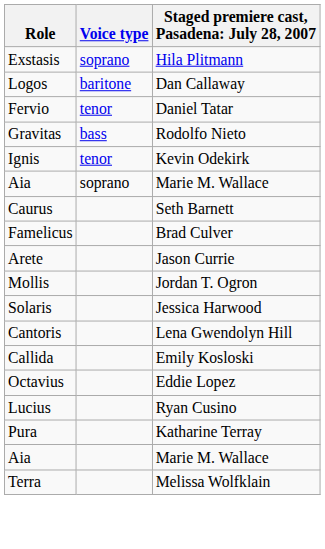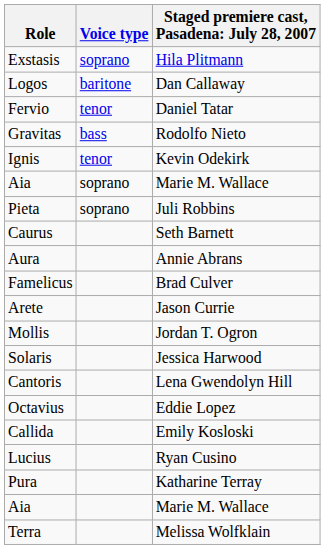+ row: (24, 208)
+ row: (24, 258)
rows swapped: (31, 357) <-> (36, 382)
